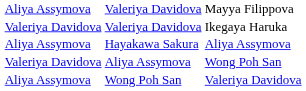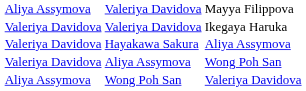(48, 44) Aliya Assymova -> (53, 44) Valeriya Davidova
